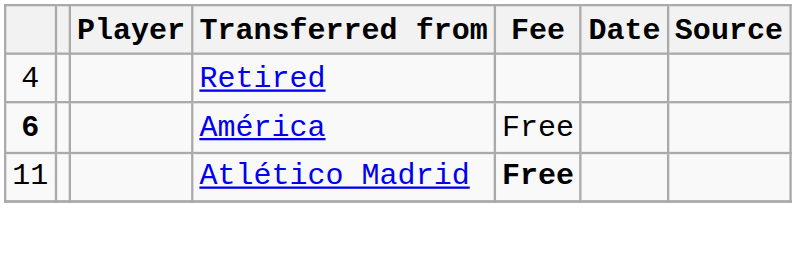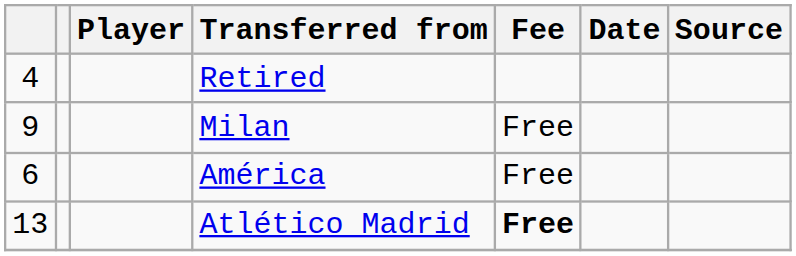+ row: (244, 128)
(30, 128) bold -> (30, 176) normal
(30, 176) 11 -> (30, 225) 13
